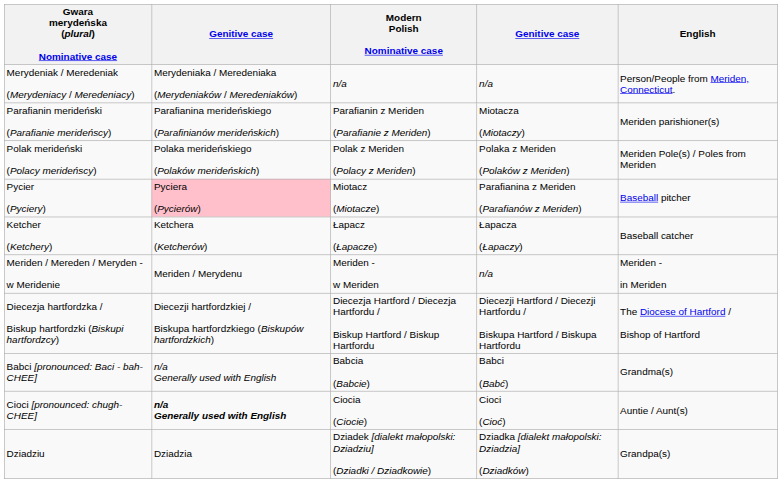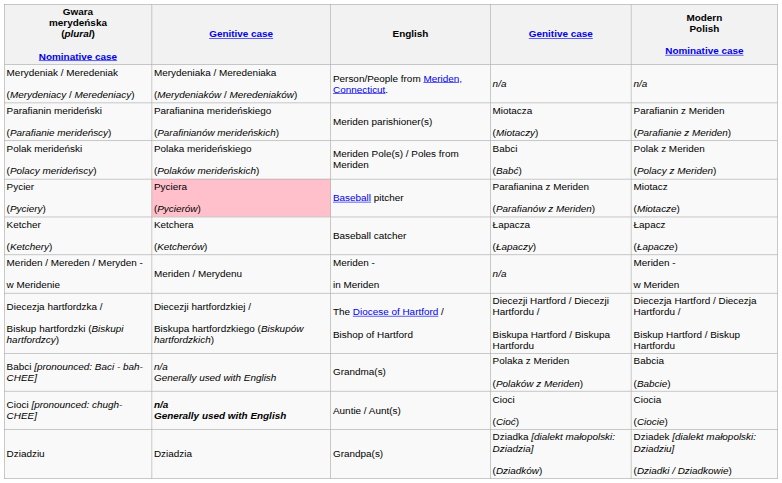columns swapped: (404, 34) <-> (698, 34)
(524, 160) Polaka z Meriden (Polaków z Meriden) -> (507, 160) Babci (Babć)
(494, 372) Babci (Babć) -> (538, 372) Polaka z Meriden (Polaków z Meriden)
